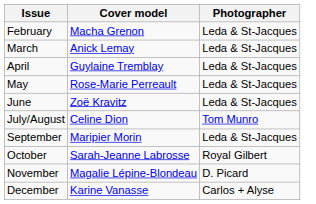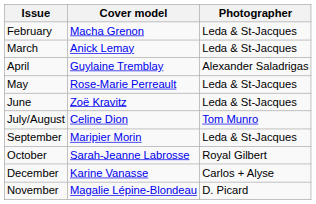(250, 66) Leda & St-Jacques -> (255, 66) Alexander Saladrigas
rows swapped: (33, 173) <-> (33, 191)
